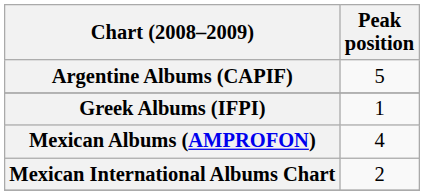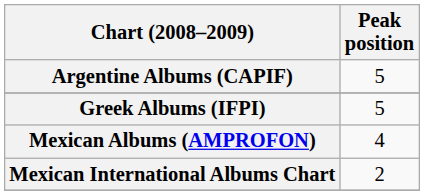(380, 108) 1 -> (380, 108) 5
